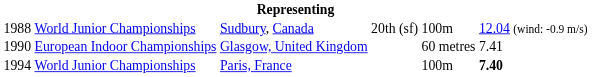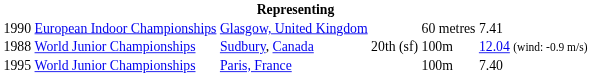rows swapped: (267, 28) <-> (294, 47)
(17, 66) 1994 -> (17, 66) 1995
(491, 66) bold -> (491, 66) normal
